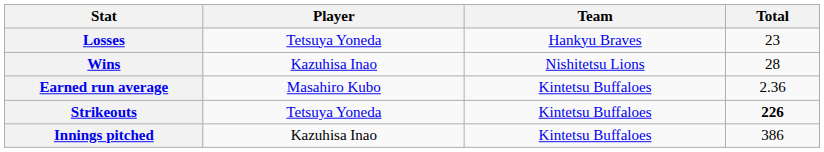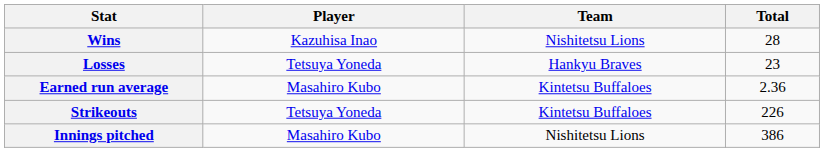rows swapped: (104, 64) <-> (104, 40)
(773, 111) bold -> (773, 111) normal
(334, 135) Kazuhisa Inao -> (334, 135) Masahiro Kubo
(595, 135) Kintetsu Buffaloes -> (595, 135) Nishitetsu Lions
